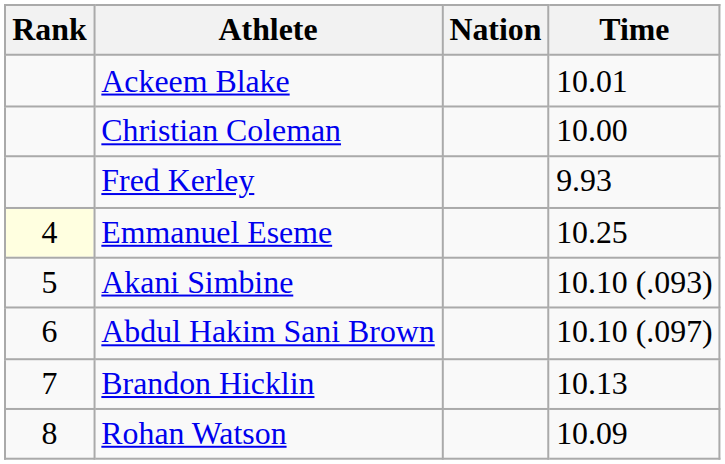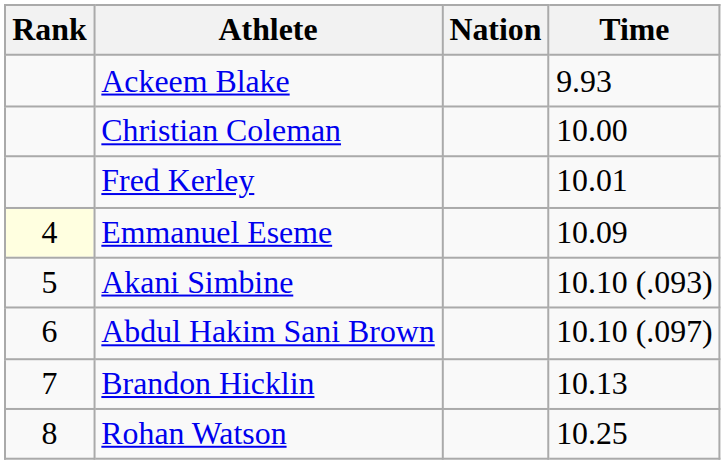(592, 80) 10.01 -> (584, 80) 9.93
(584, 181) 9.93 -> (592, 181) 10.01
(592, 231) 10.25 -> (592, 231) 10.09
(592, 433) 10.09 -> (592, 433) 10.25
